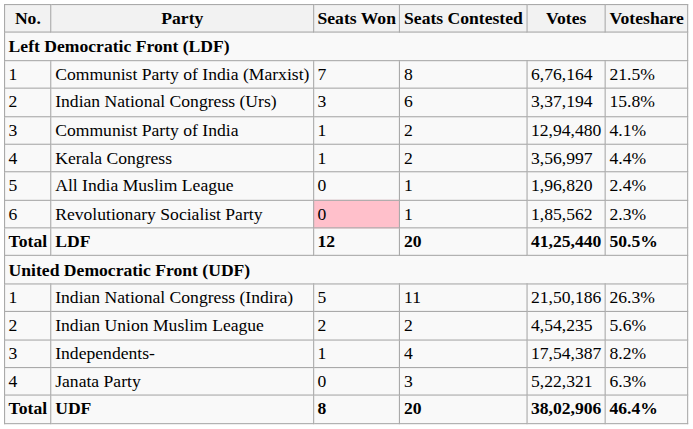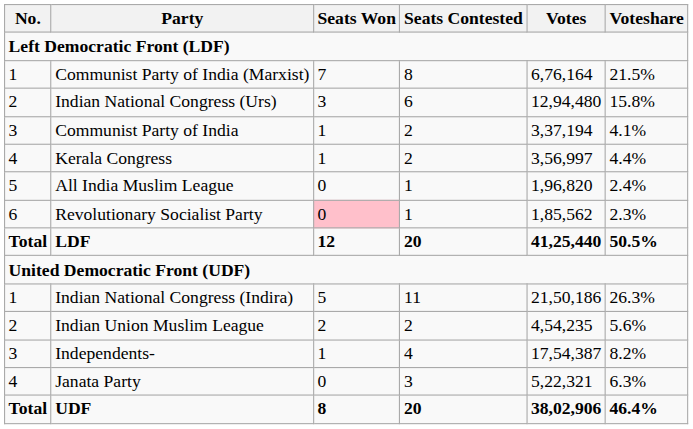(562, 102) 3,37,194 -> (566, 102) 12,94,480
(566, 130) 12,94,480 -> (562, 130) 3,37,194
